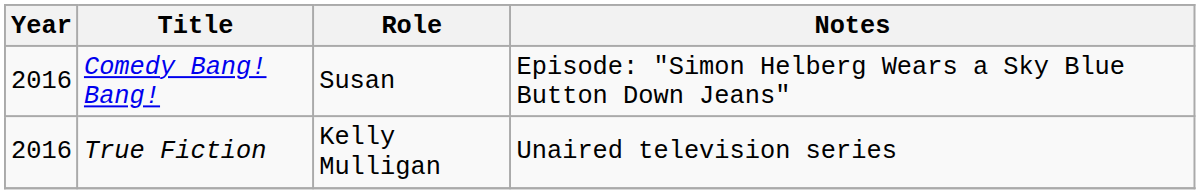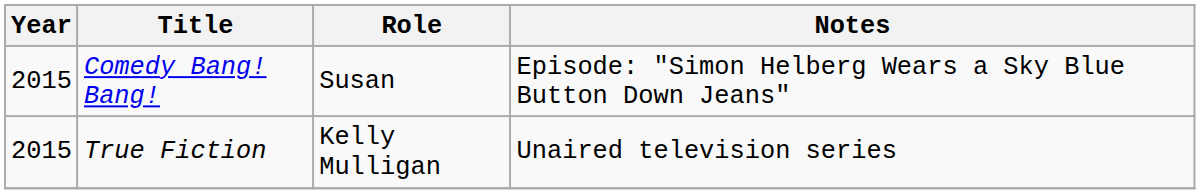(41, 82) 2016 -> (41, 82) 2015
(41, 152) 2016 -> (41, 152) 2015
